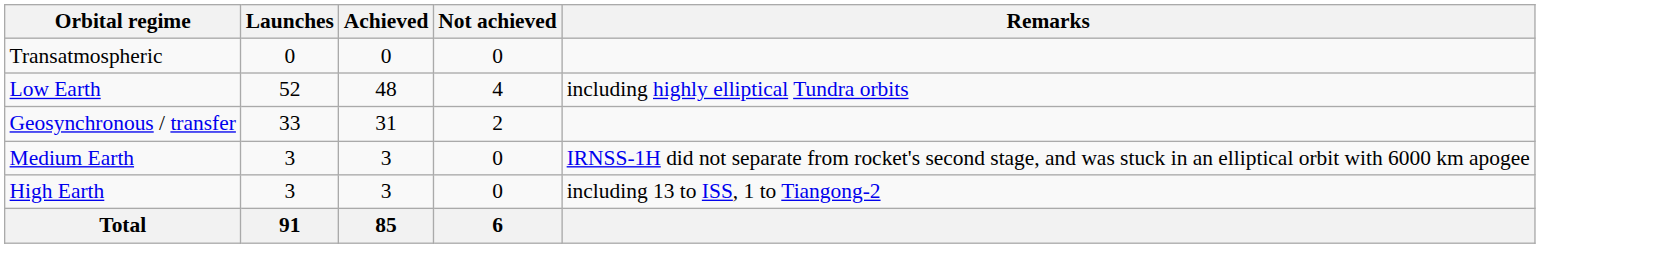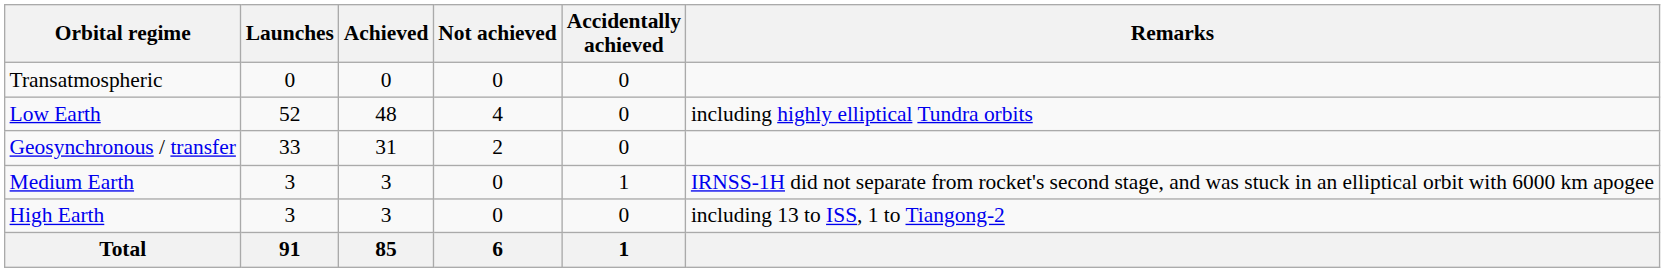+ column: (624, 33)
